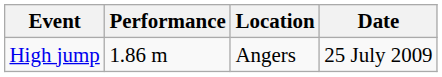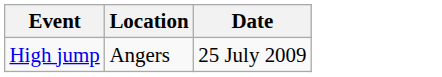- column: (168, 21)
